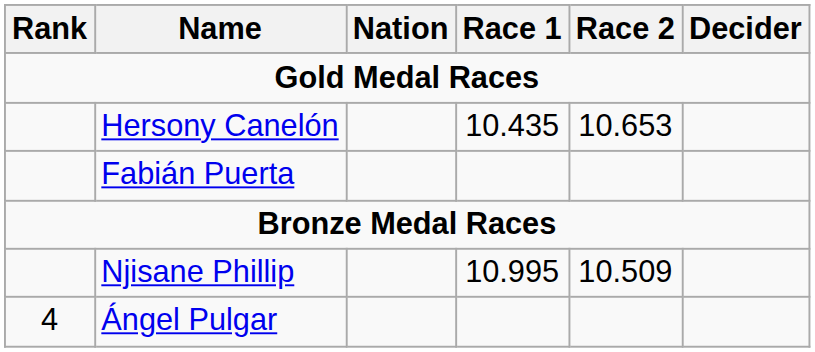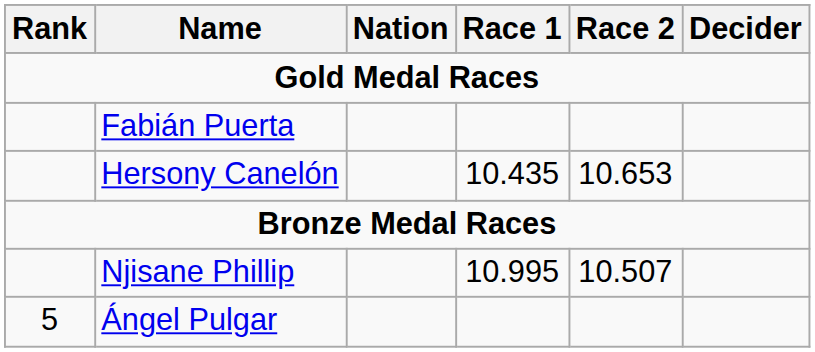rows swapped: (220, 126) <-> (198, 175)
(625, 272) 10.509 -> (625, 272) 10.507
(50, 321) 4 -> (50, 321) 5
